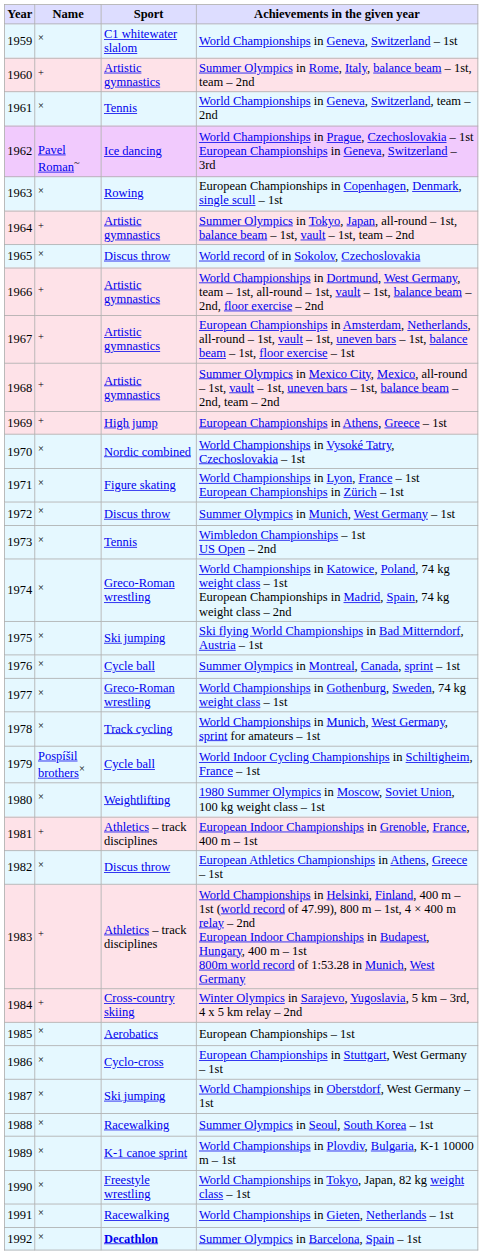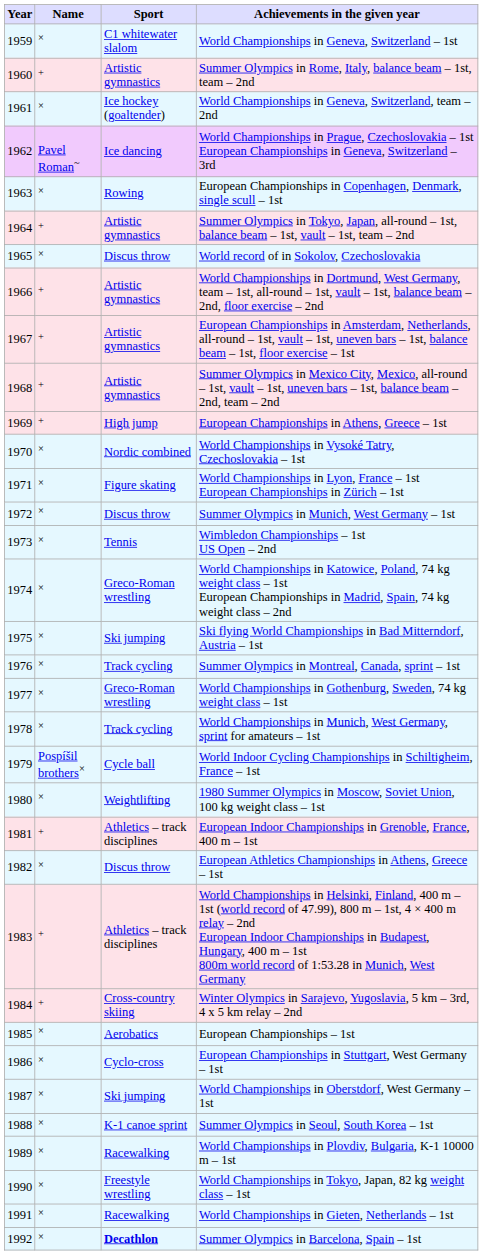(121, 108) Tennis -> (134, 108) Ice hockey (goaltender)
(129, 666) Cycle ball -> (138, 666) Track cycling
(137, 1124) Racewalking -> (146, 1124) K-1 canoe sprint
(146, 1153) K-1 canoe sprint -> (137, 1153) Racewalking
